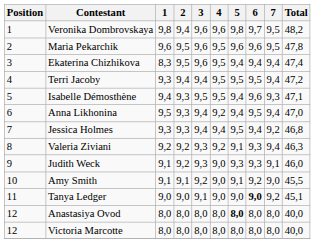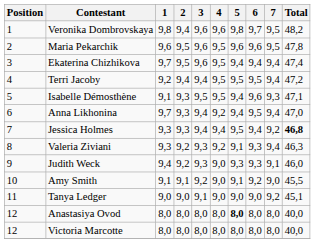(165, 63) 8,3 -> (165, 63) 9,7
(165, 79) 9,3 -> (165, 79) 9,2
(165, 96) 9,4 -> (165, 96) 9,1
(165, 113) 9,5 -> (165, 113) 9,7
(294, 130) normal -> (294, 130) bold
(165, 146) 9,2 -> (165, 146) 9,3
(165, 163) 9,1 -> (165, 163) 9,4
(255, 197) bold -> (255, 197) normal
